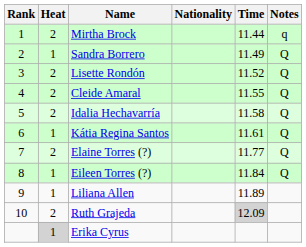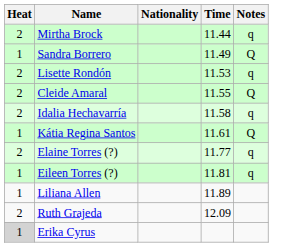- column: (21, 14)
(251, 73) 11.52 -> (217, 73) 11.53
(284, 73) Q -> (251, 73) q
(284, 113) Q -> (251, 113) q
(284, 153) Q -> (251, 153) q
(251, 172) 11.84 -> (217, 172) 11.81
(284, 172) Q -> (251, 172) q
(251, 212) lightgrey background -> (217, 212) no background
